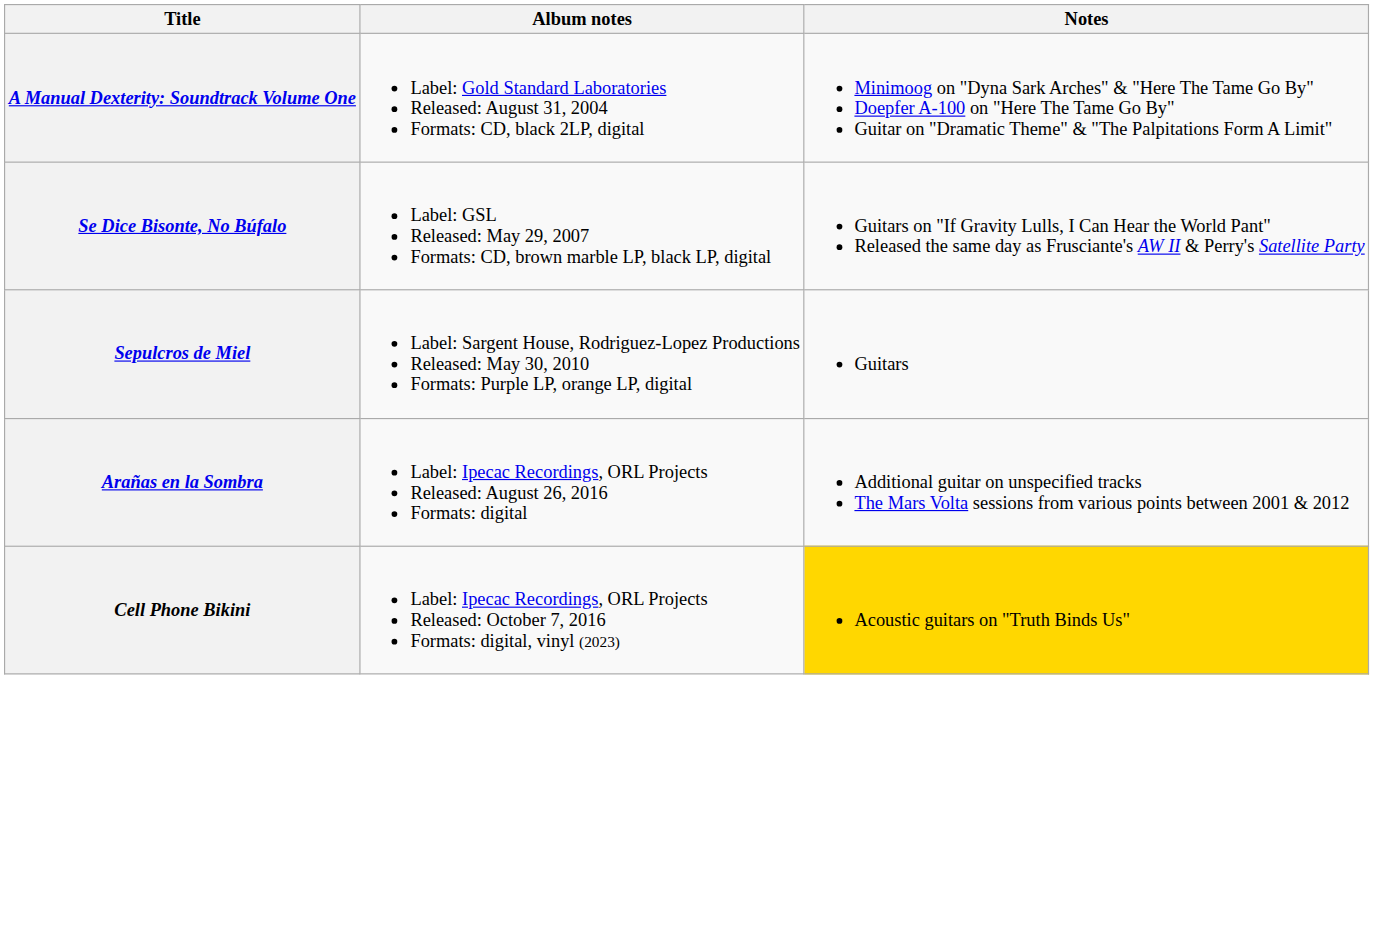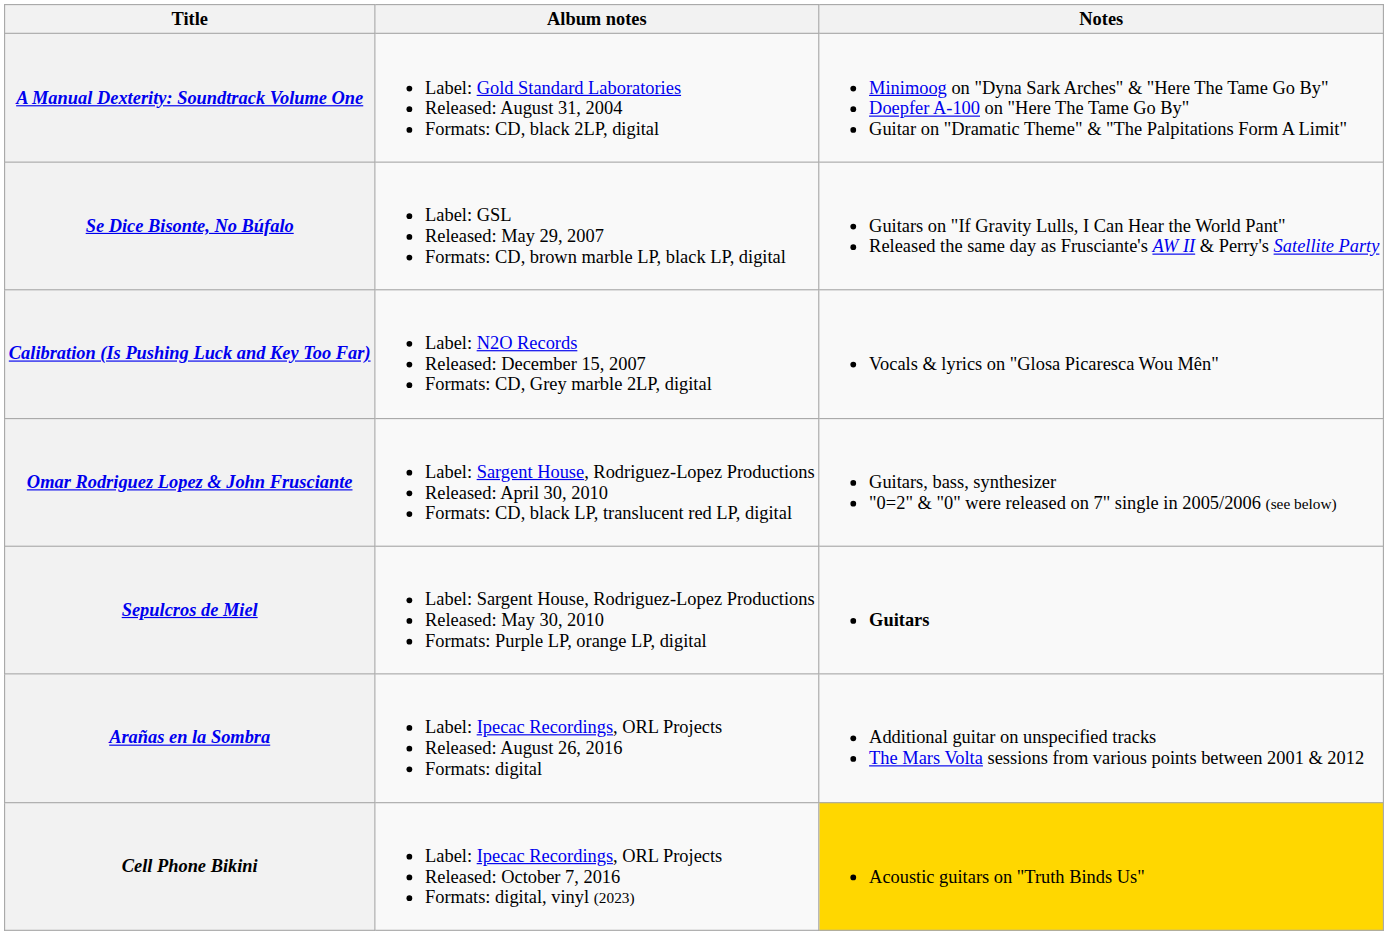+ row: (190, 353)
+ row: (190, 481)
(1087, 364) normal -> (1101, 620) bold
